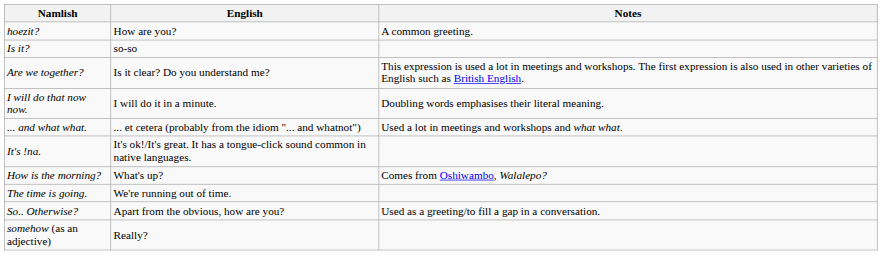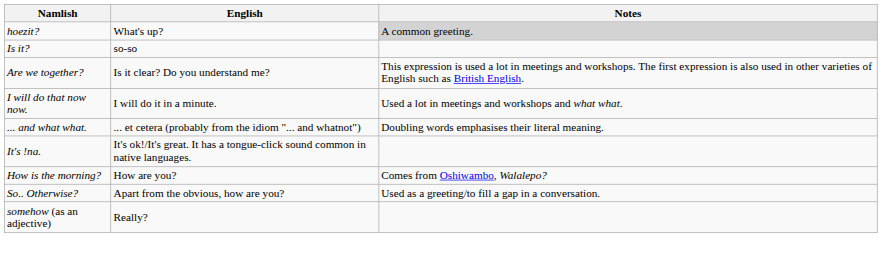(145, 31) How are you? -> (138, 31) What's up?
(427, 31) no background -> (427, 31) lightgrey background
(493, 103) Doubling words emphasises their literal meaning. -> (502, 103) Used a lot in meetings and workshops and what what.
(502, 127) Used a lot in meetings and workshops and what what. -> (493, 127) Doubling words emphasises their literal meaning.
(138, 175) What's up? -> (145, 175) How are you?
- row: (47, 193)
